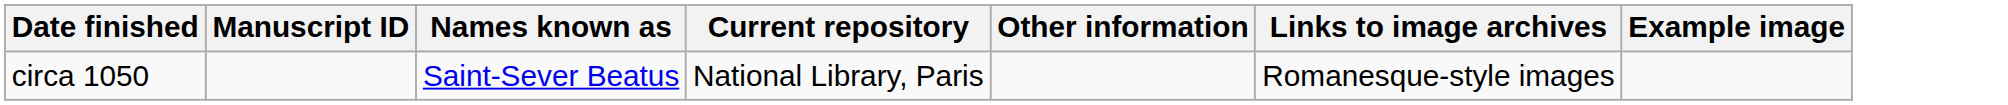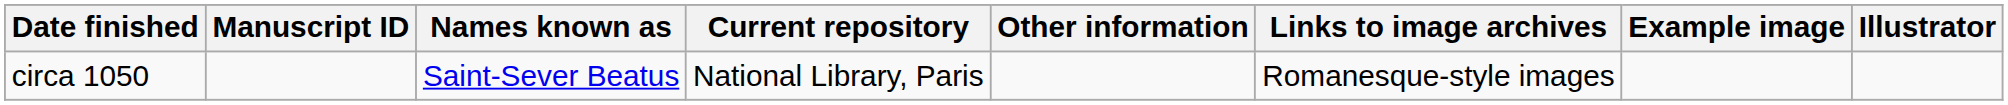+ column: (1927, 28)
